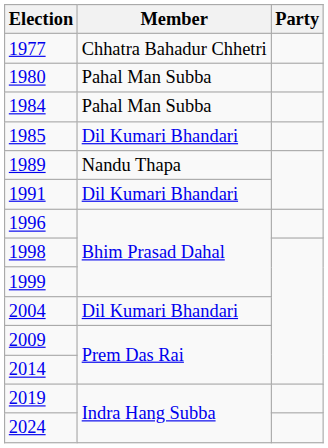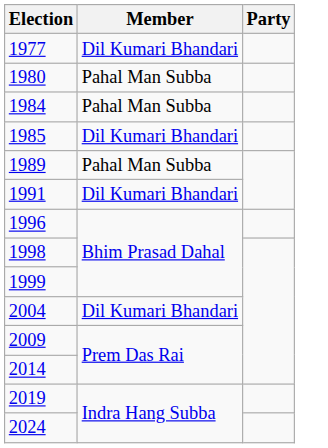(174, 48) Chhatra Bahadur Chhetri -> (160, 48) Dil Kumari Bhandari
(131, 164) Nandu Thapa -> (147, 164) Pahal Man Subba
